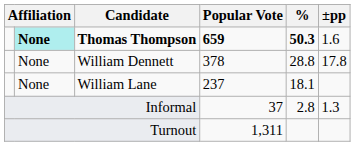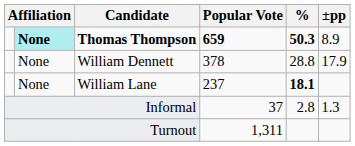(330, 38) 1.6 -> (330, 38) 8.9
(334, 61) 17.8 -> (334, 61) 17.9
(302, 84) normal -> (302, 84) bold
